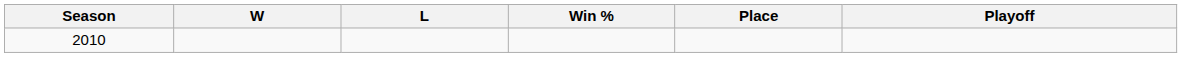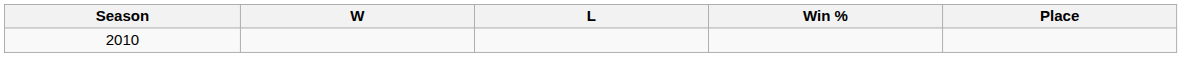- column: (1009, 16)
